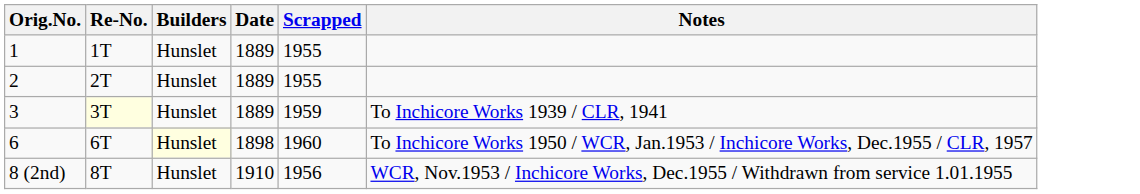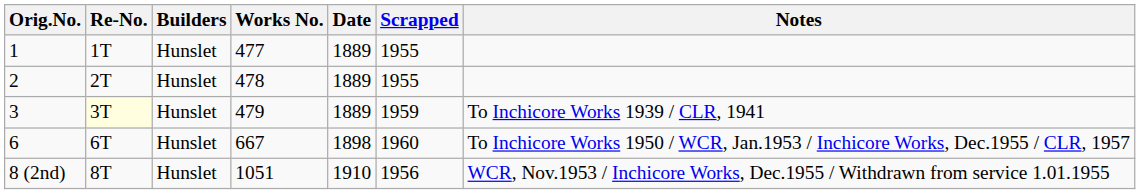+ column: (279, 19)
(187, 142) lightyellow background -> (187, 142) no background
